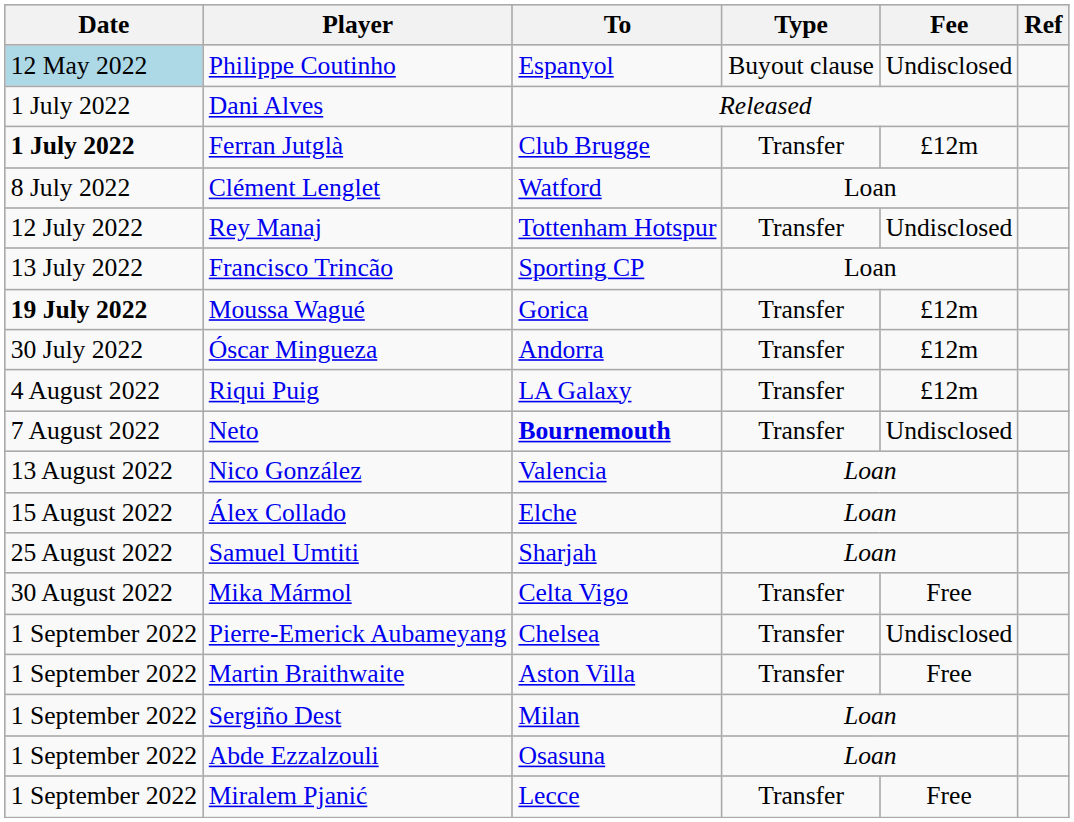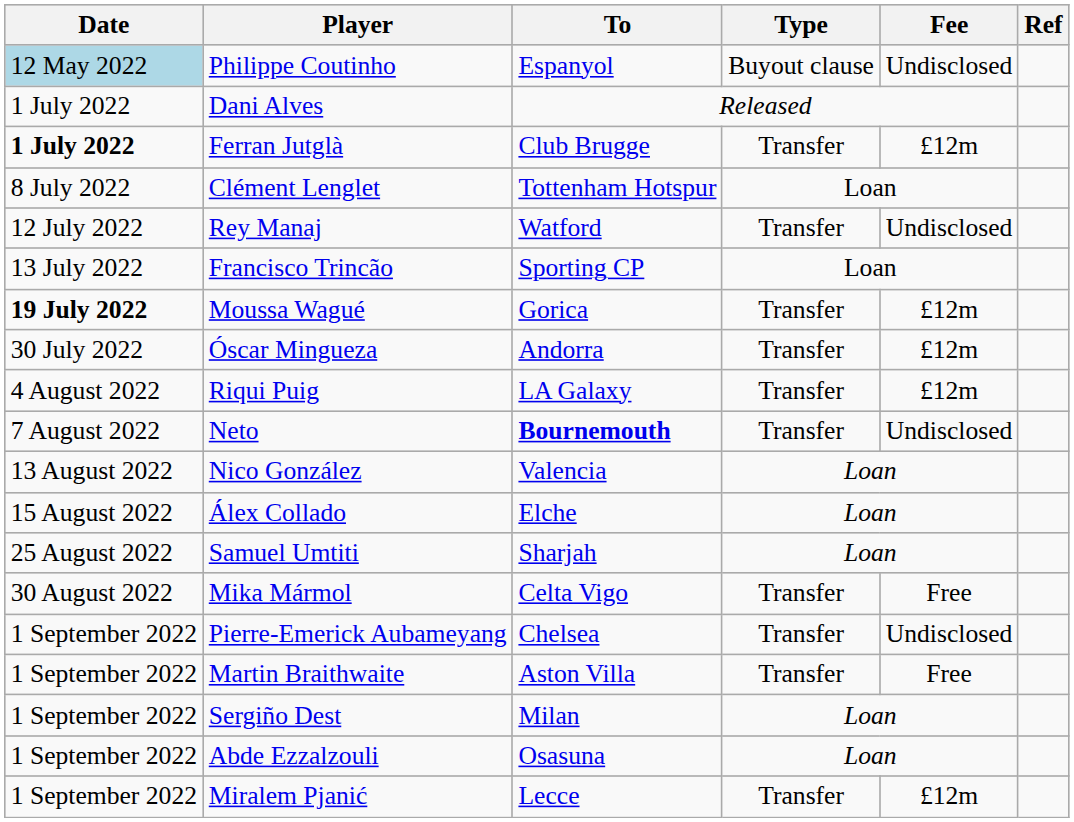(560, 187) Watford -> (617, 187) Tottenham Hotspur
(617, 227) Tottenham Hotspur -> (560, 227) Watford
(949, 796) Free -> (949, 796) £12m
